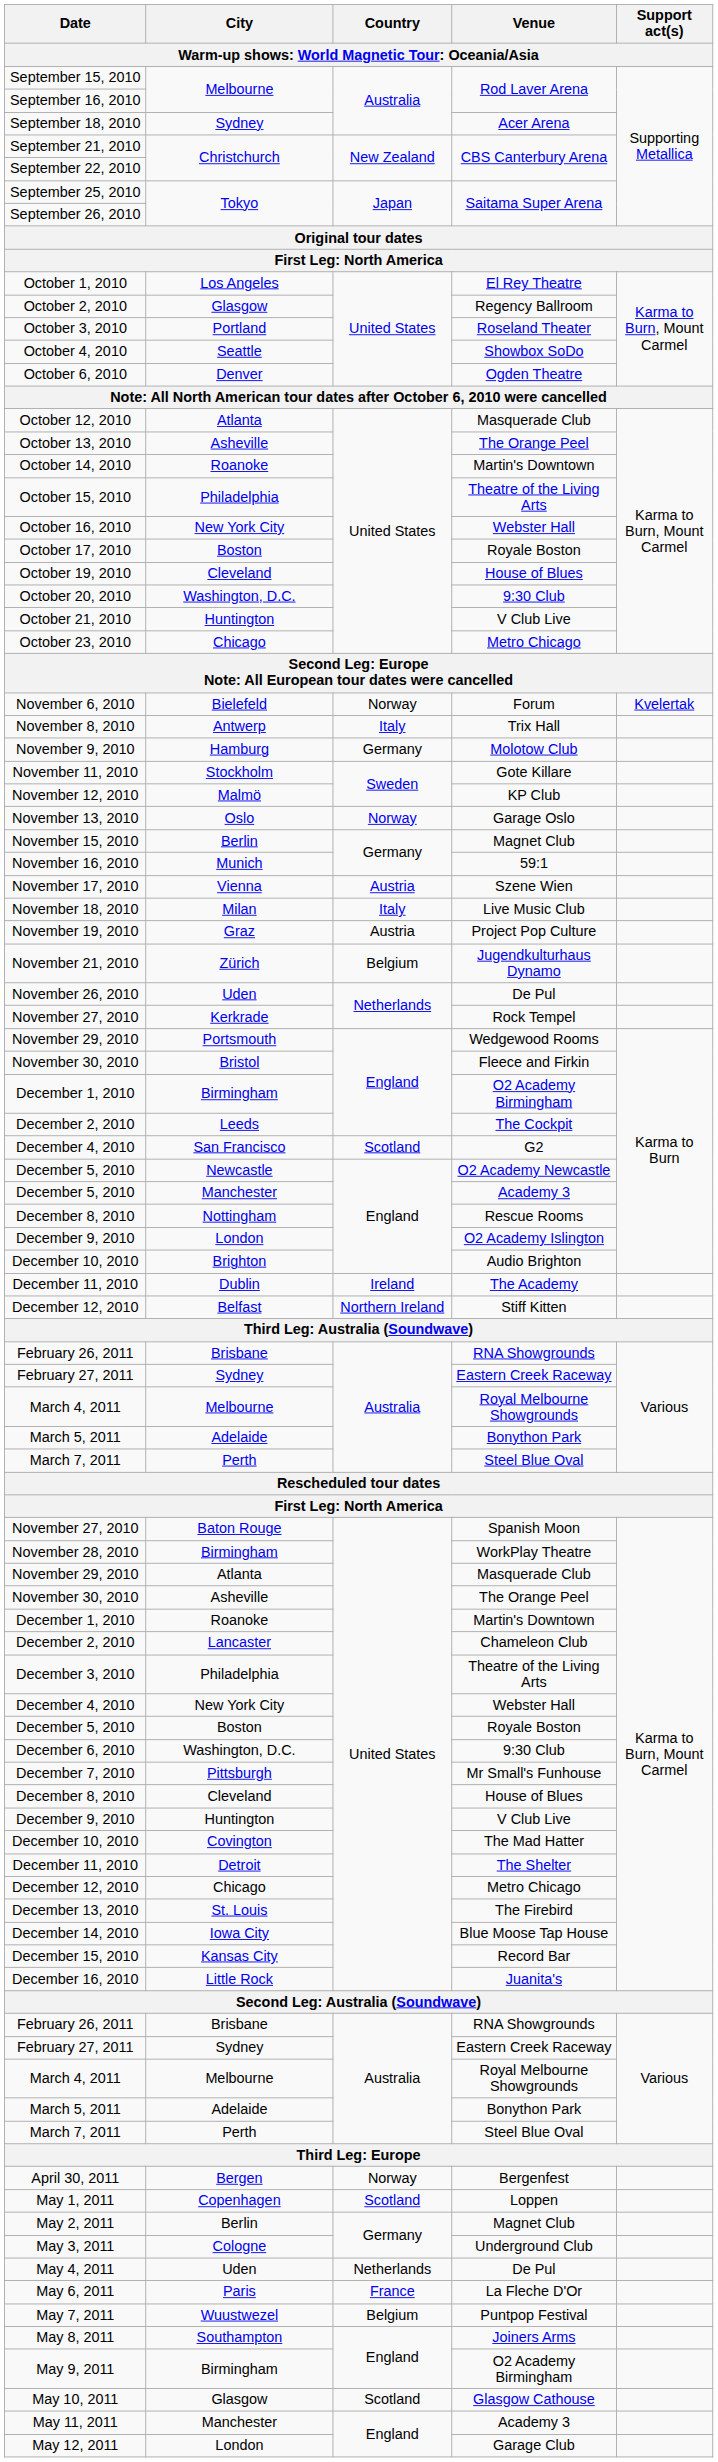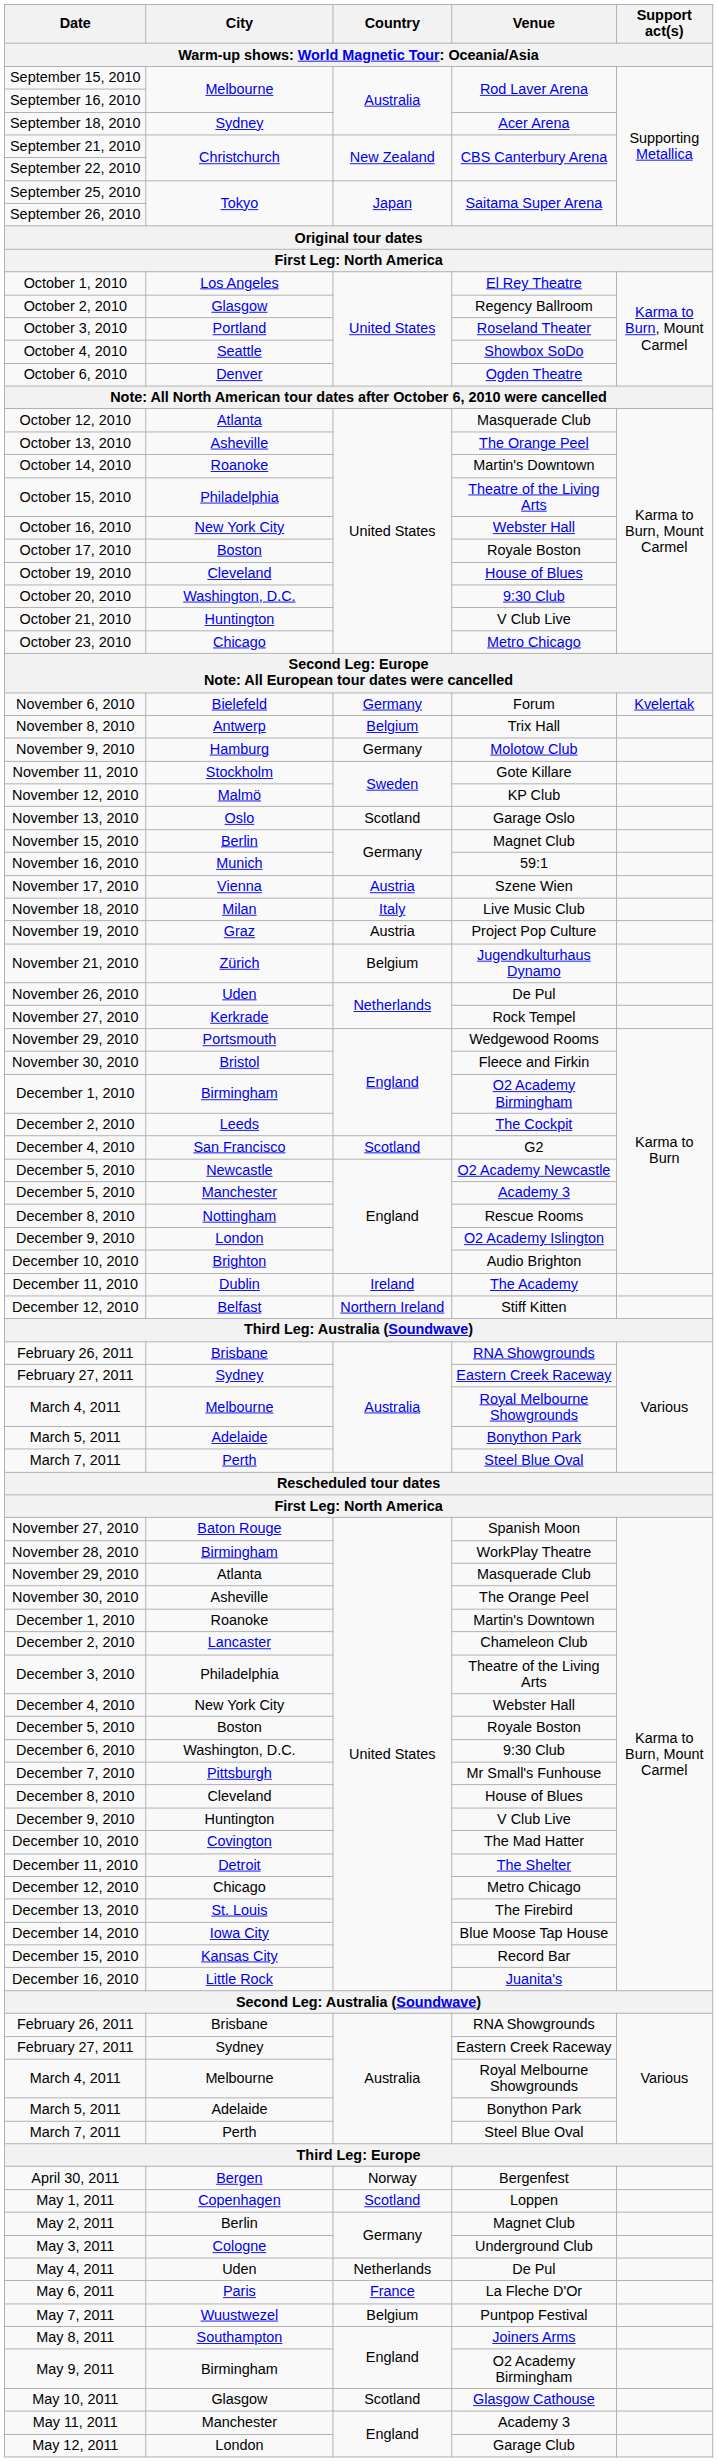(392, 703) Norway -> (392, 703) Germany
(392, 726) Italy -> (392, 726) Belgium
(392, 818) Norway -> (392, 818) Scotland
